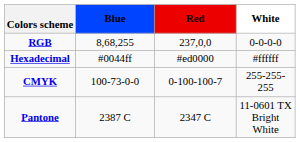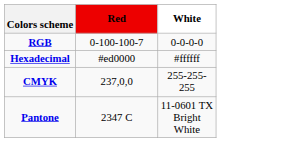- column: (115, 19)
(195, 42) 237,0,0 -> (117, 42) 0-100-100-7
(195, 82) 0-100-100-7 -> (117, 82) 237,0,0
